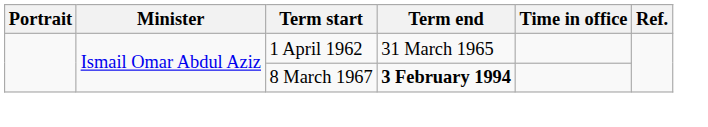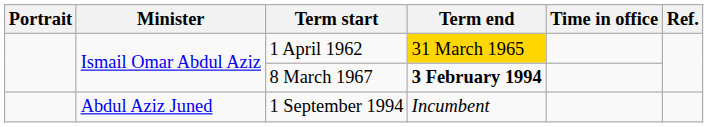(437, 48) no background -> (468, 48) gold background
+ row: (336, 106)
